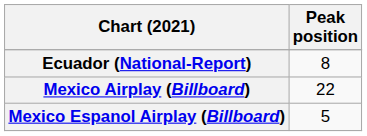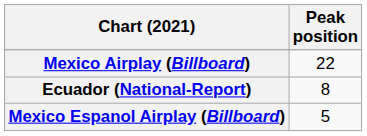rows swapped: (147, 63) <-> (147, 90)
